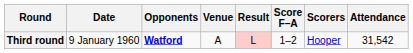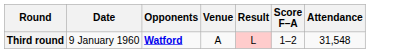- column: (326, 18)
(378, 40) 31,542 -> (335, 40) 31,548
